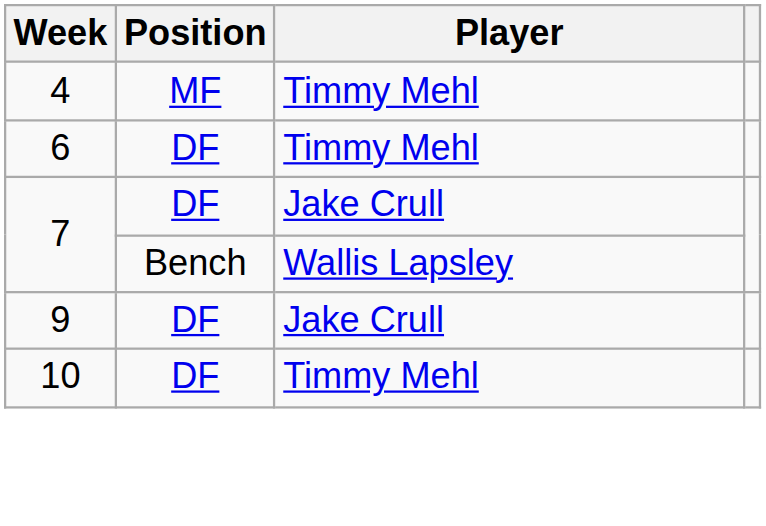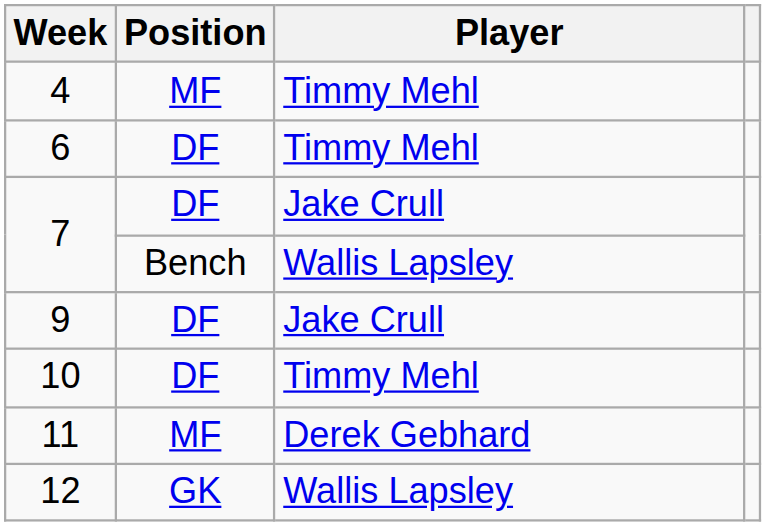+ row: (60, 434)
+ row: (60, 491)
